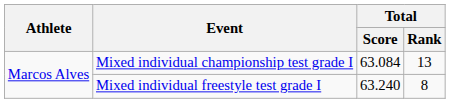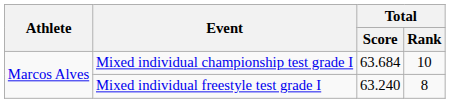(380, 62) 63.084 -> (380, 62) 63.684
(424, 62) 13 -> (424, 62) 10
